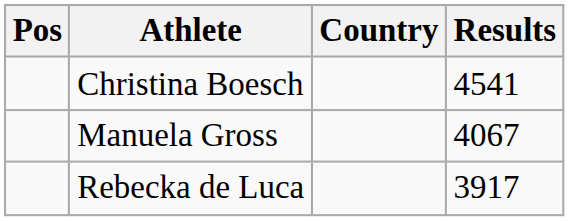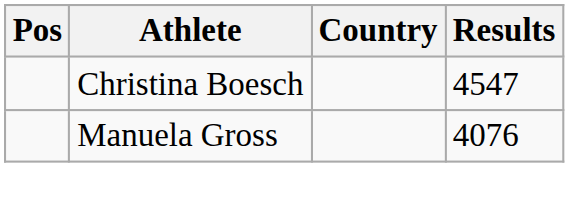(487, 82) 4541 -> (486, 82) 4547
(487, 135) 4067 -> (486, 135) 4076
- row: (191, 187)
